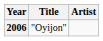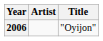columns swapped: (49, 12) <-> (84, 12)
